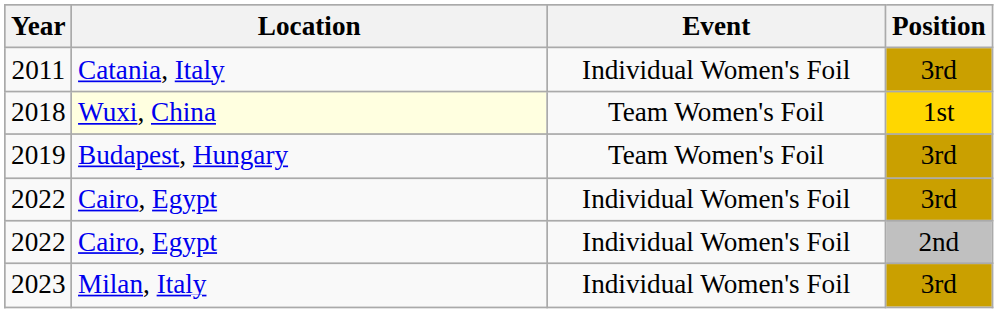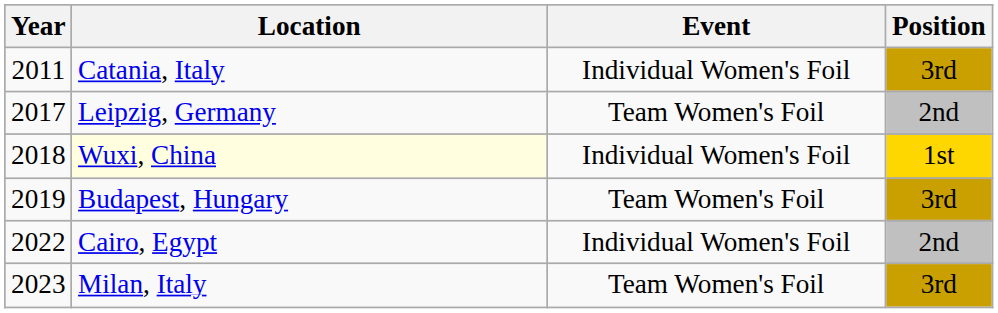+ row: (38, 112)
(716, 112) Team Women's Foil -> (716, 155) Individual Women's Foil
- row: (38, 198)
(716, 284) Individual Women's Foil -> (716, 284) Team Women's Foil
